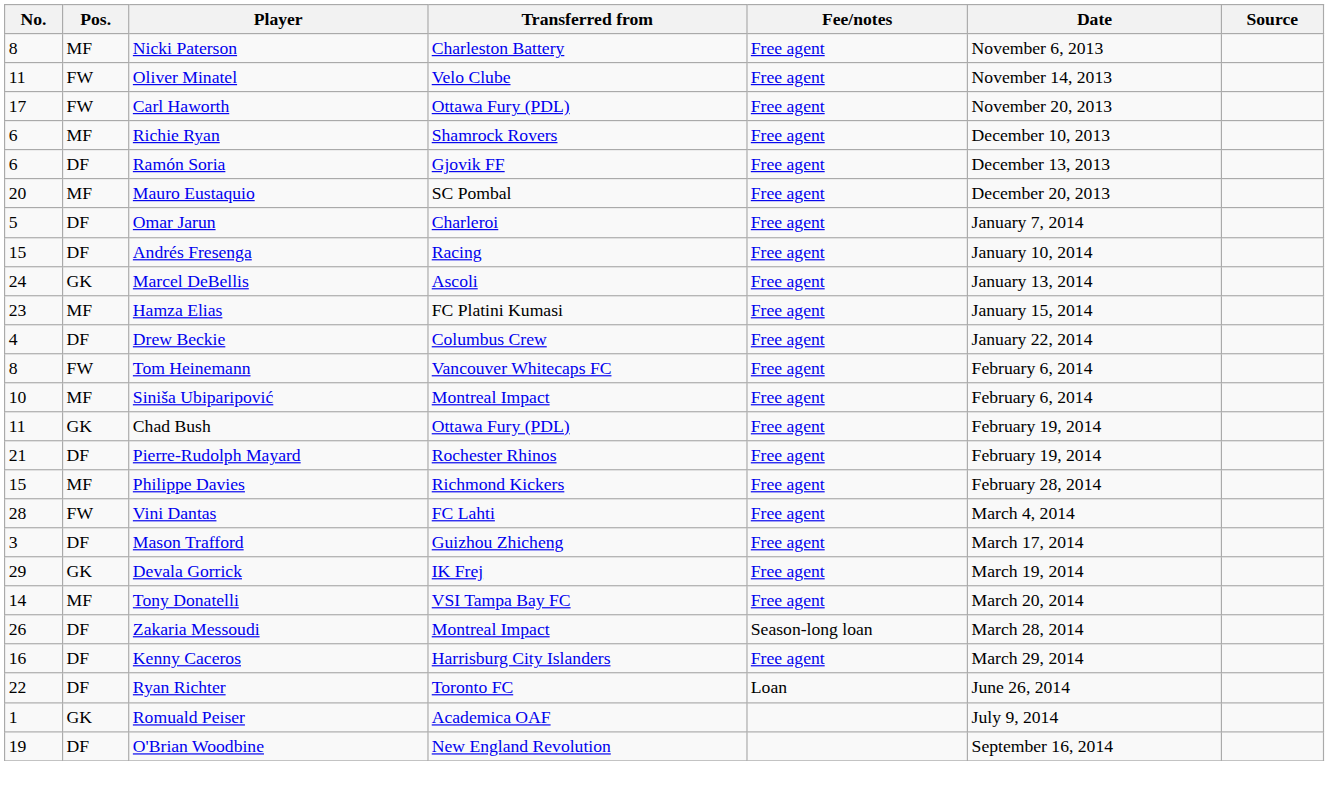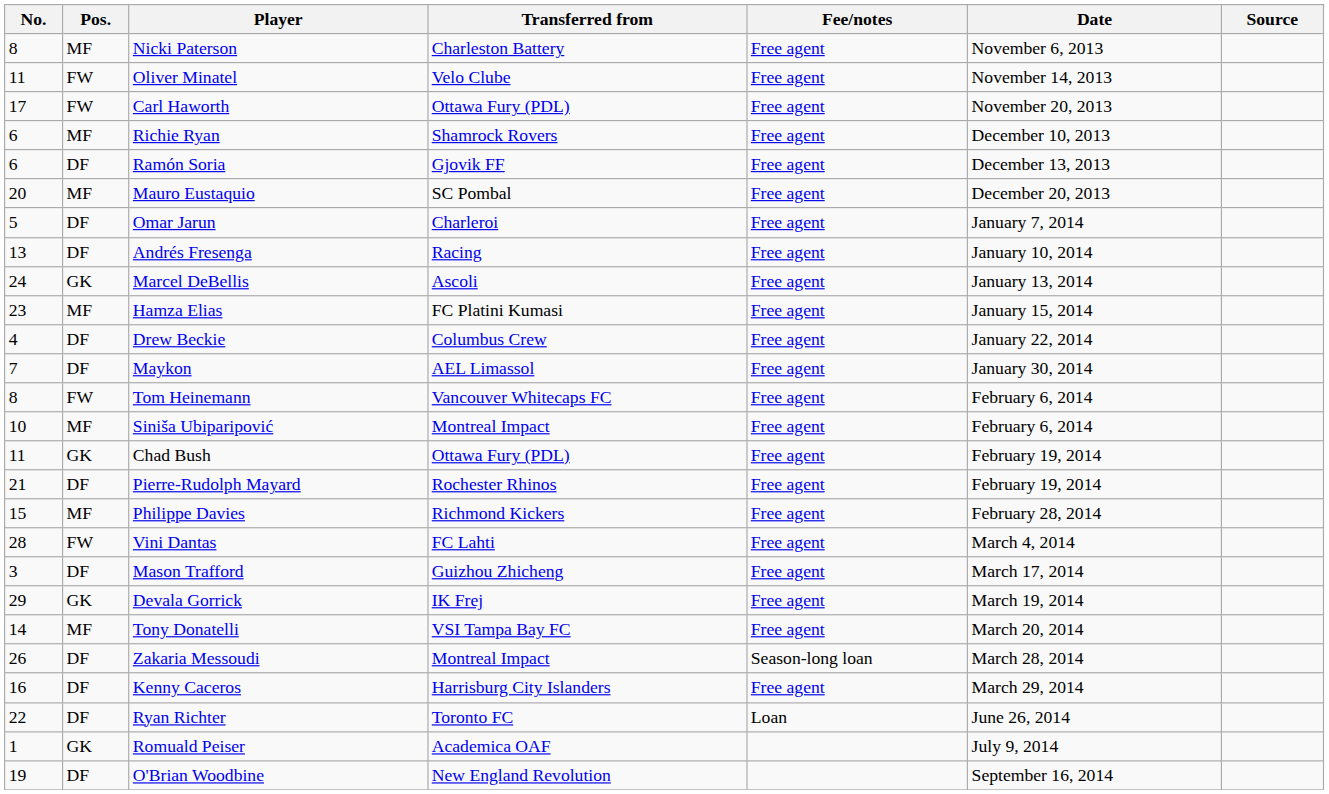(17, 251) 15 -> (17, 251) 13
+ row: (162, 368)
